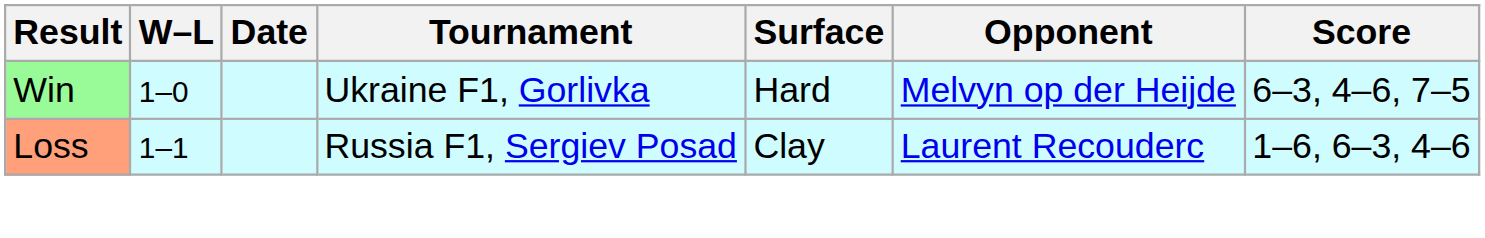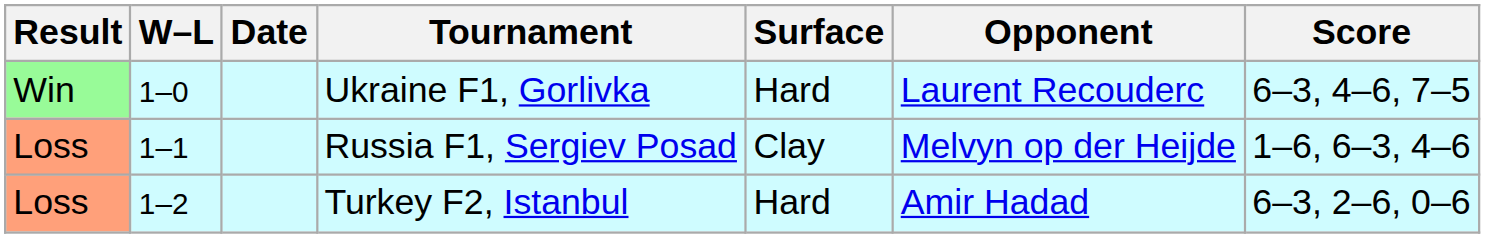(1068, 89) Melvyn op der Heijde -> (1052, 89) Laurent Recouderc
(1052, 145) Laurent Recouderc -> (1068, 145) Melvyn op der Heijde
+ row: (476, 202)
